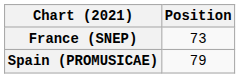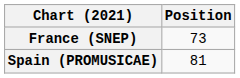(198, 61) 79 -> (198, 61) 81
